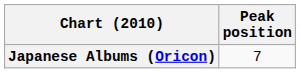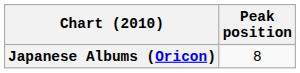(257, 56) 7 -> (257, 56) 8
